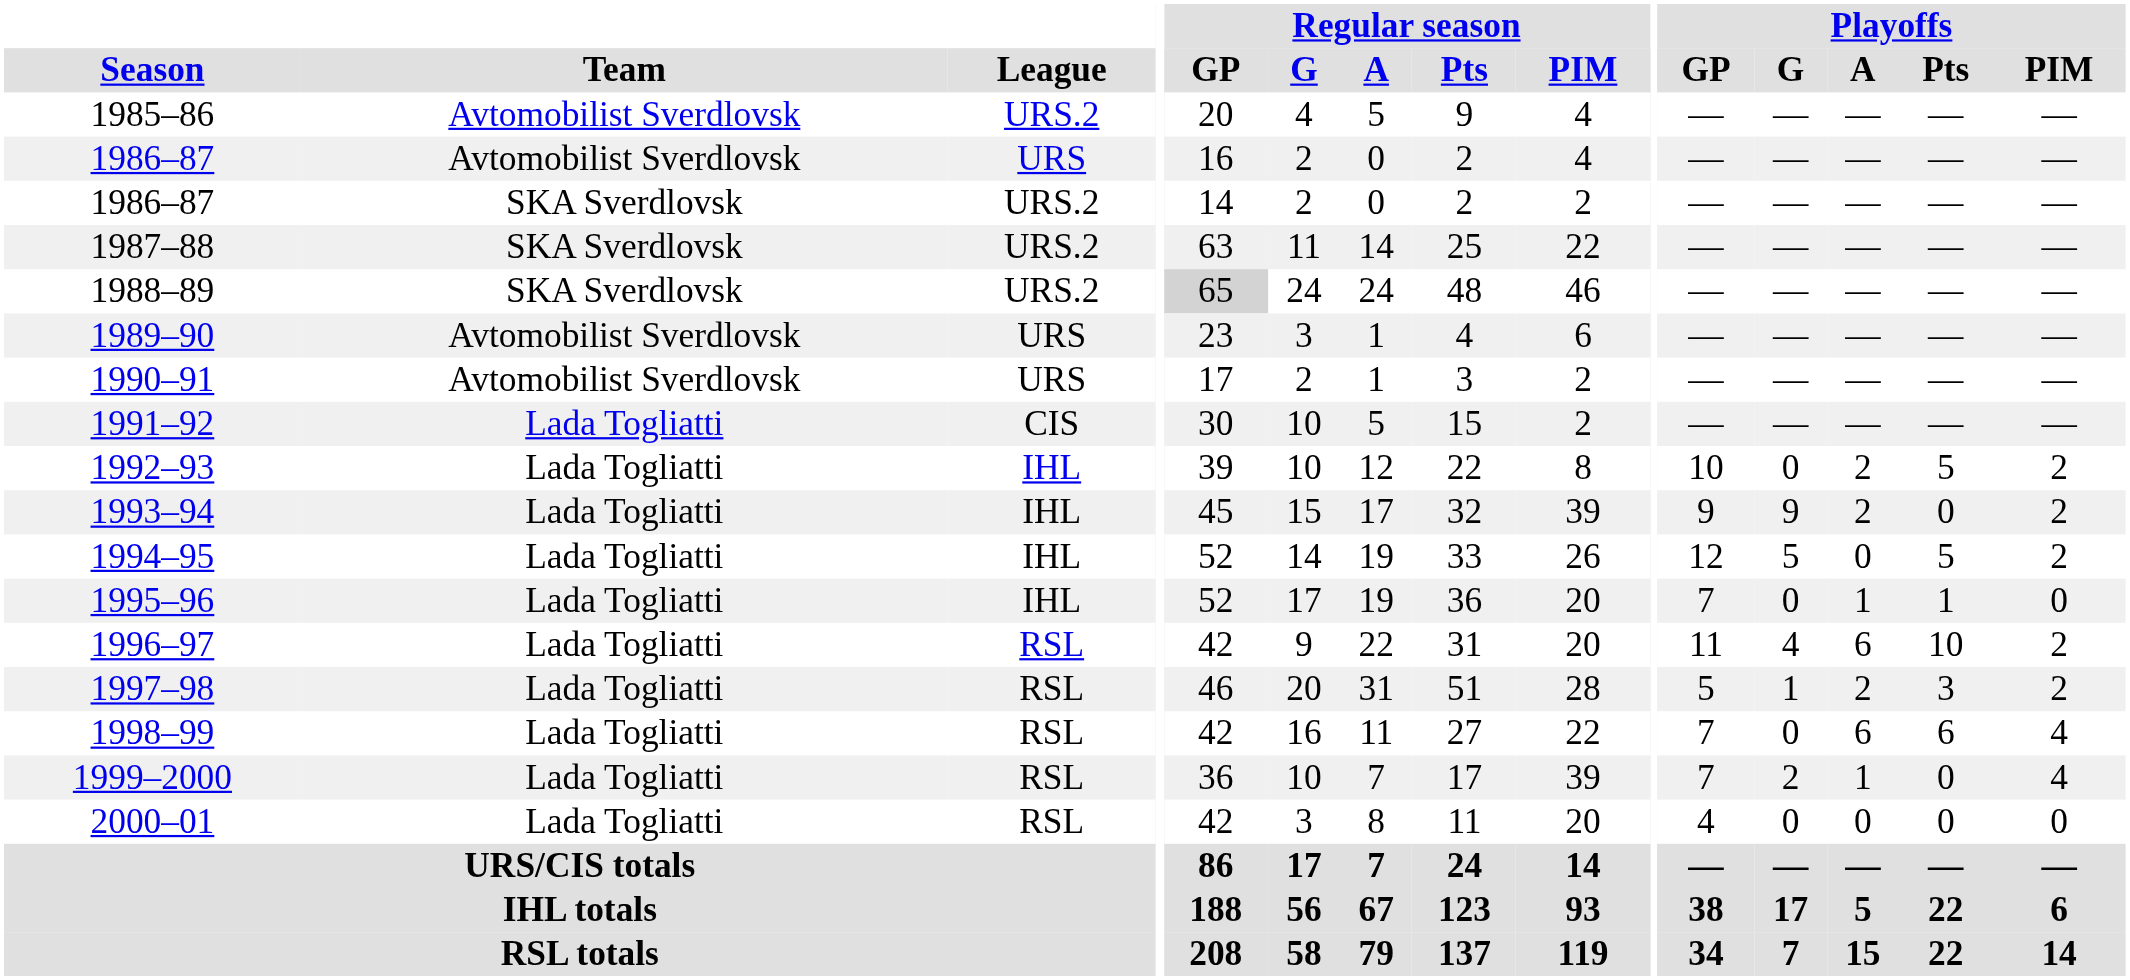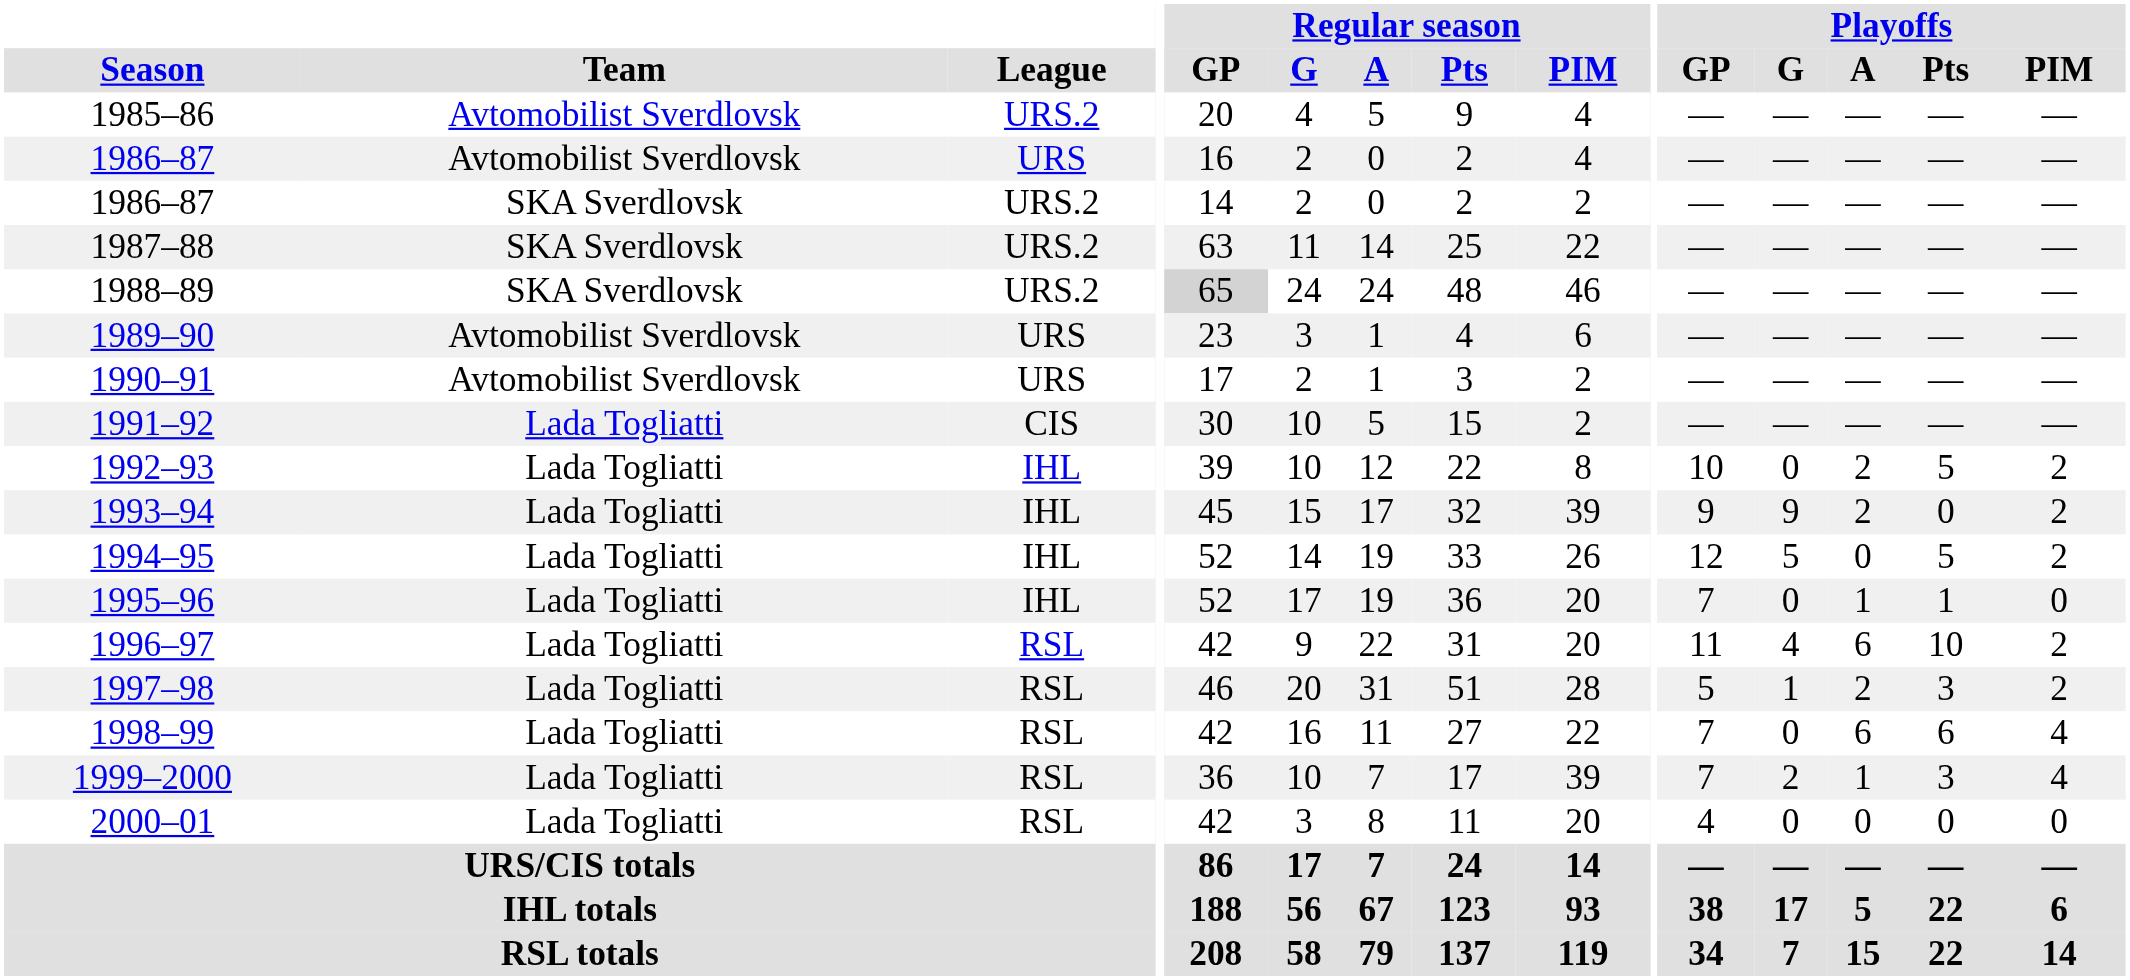(1946, 776) 0 -> (1946, 776) 3
